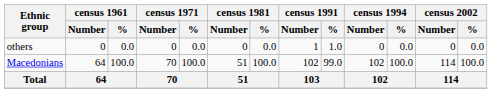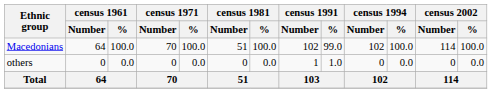rows swapped: (35, 63) <-> (20, 46)
